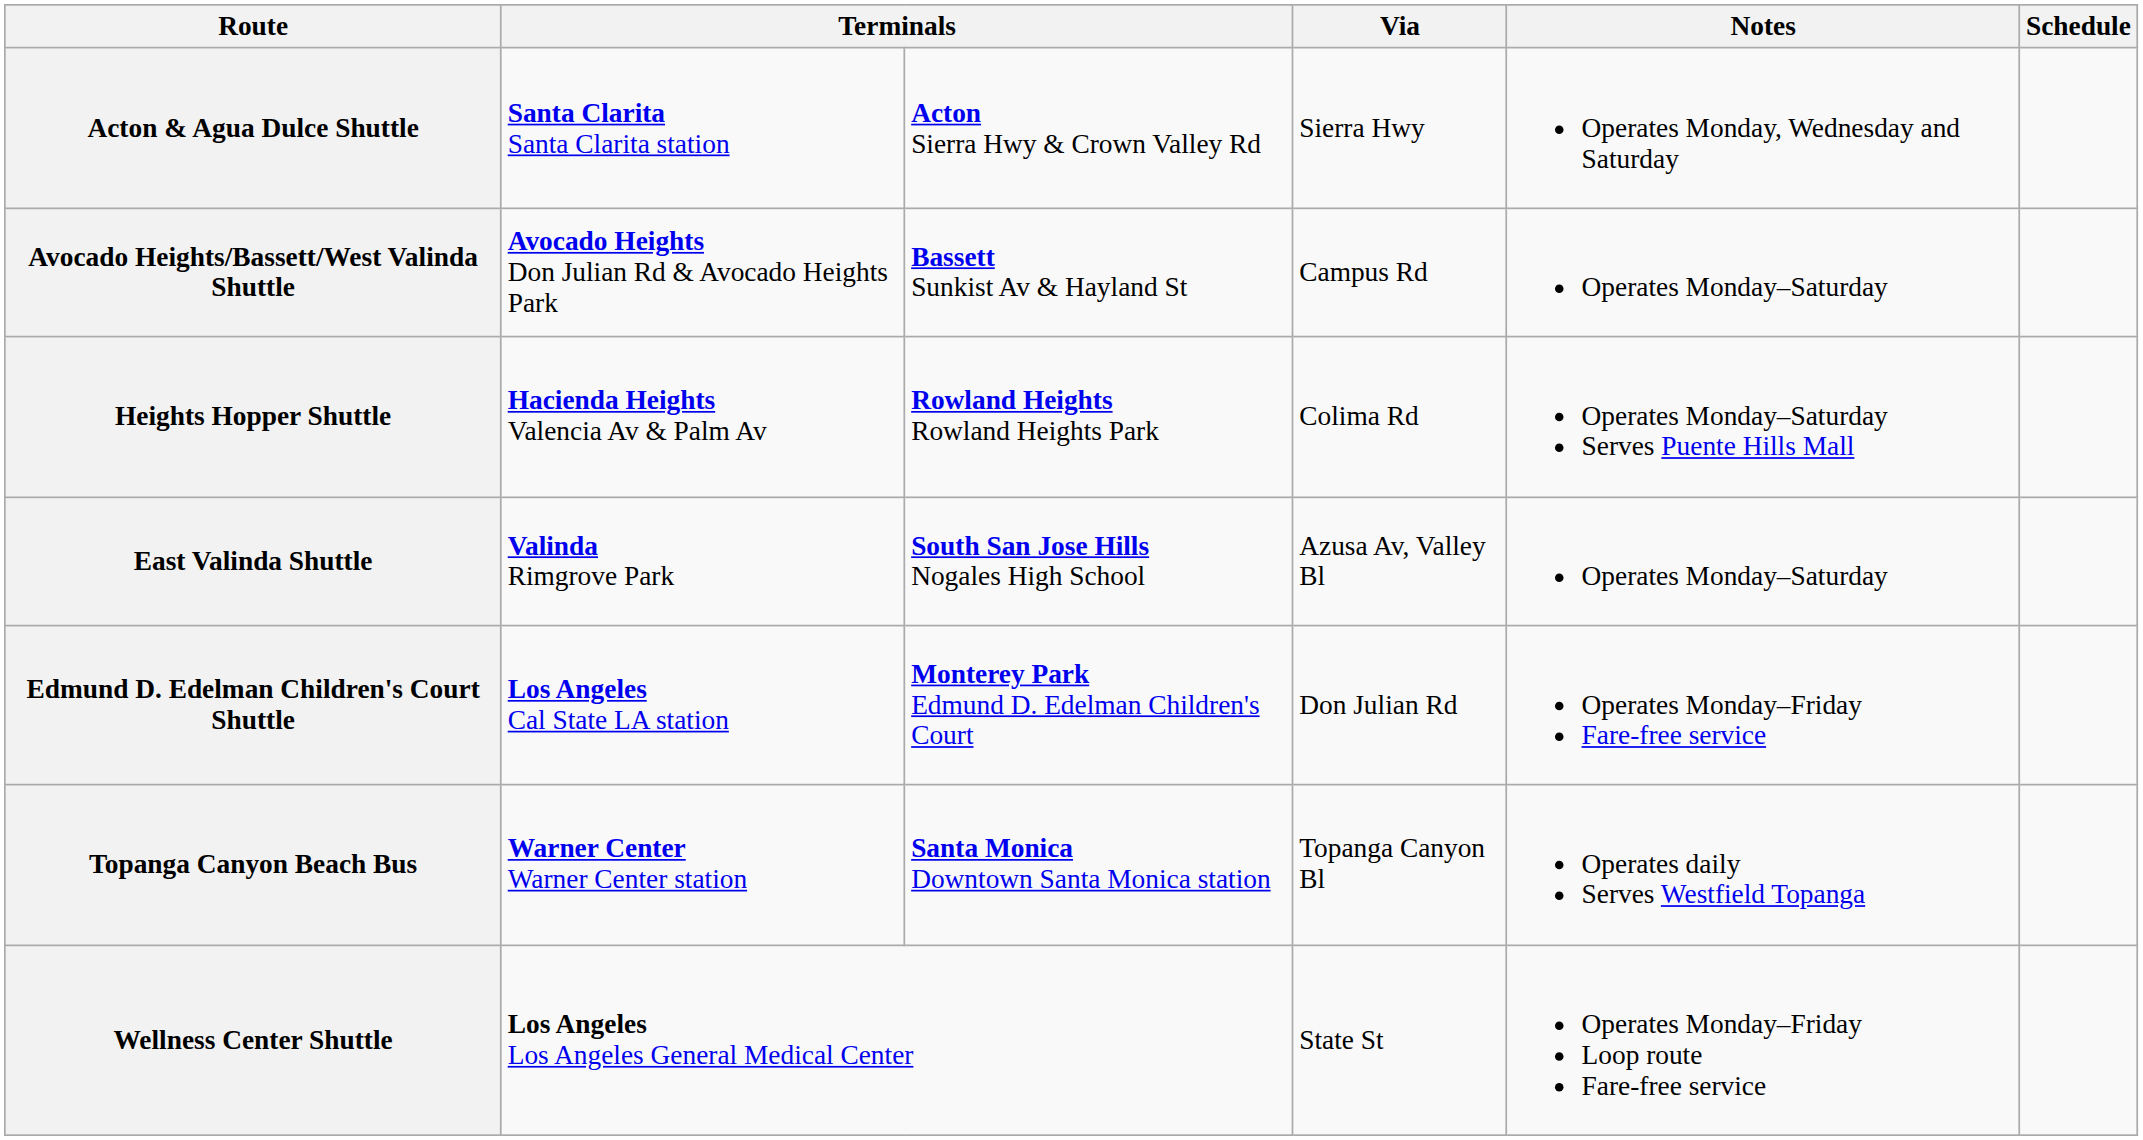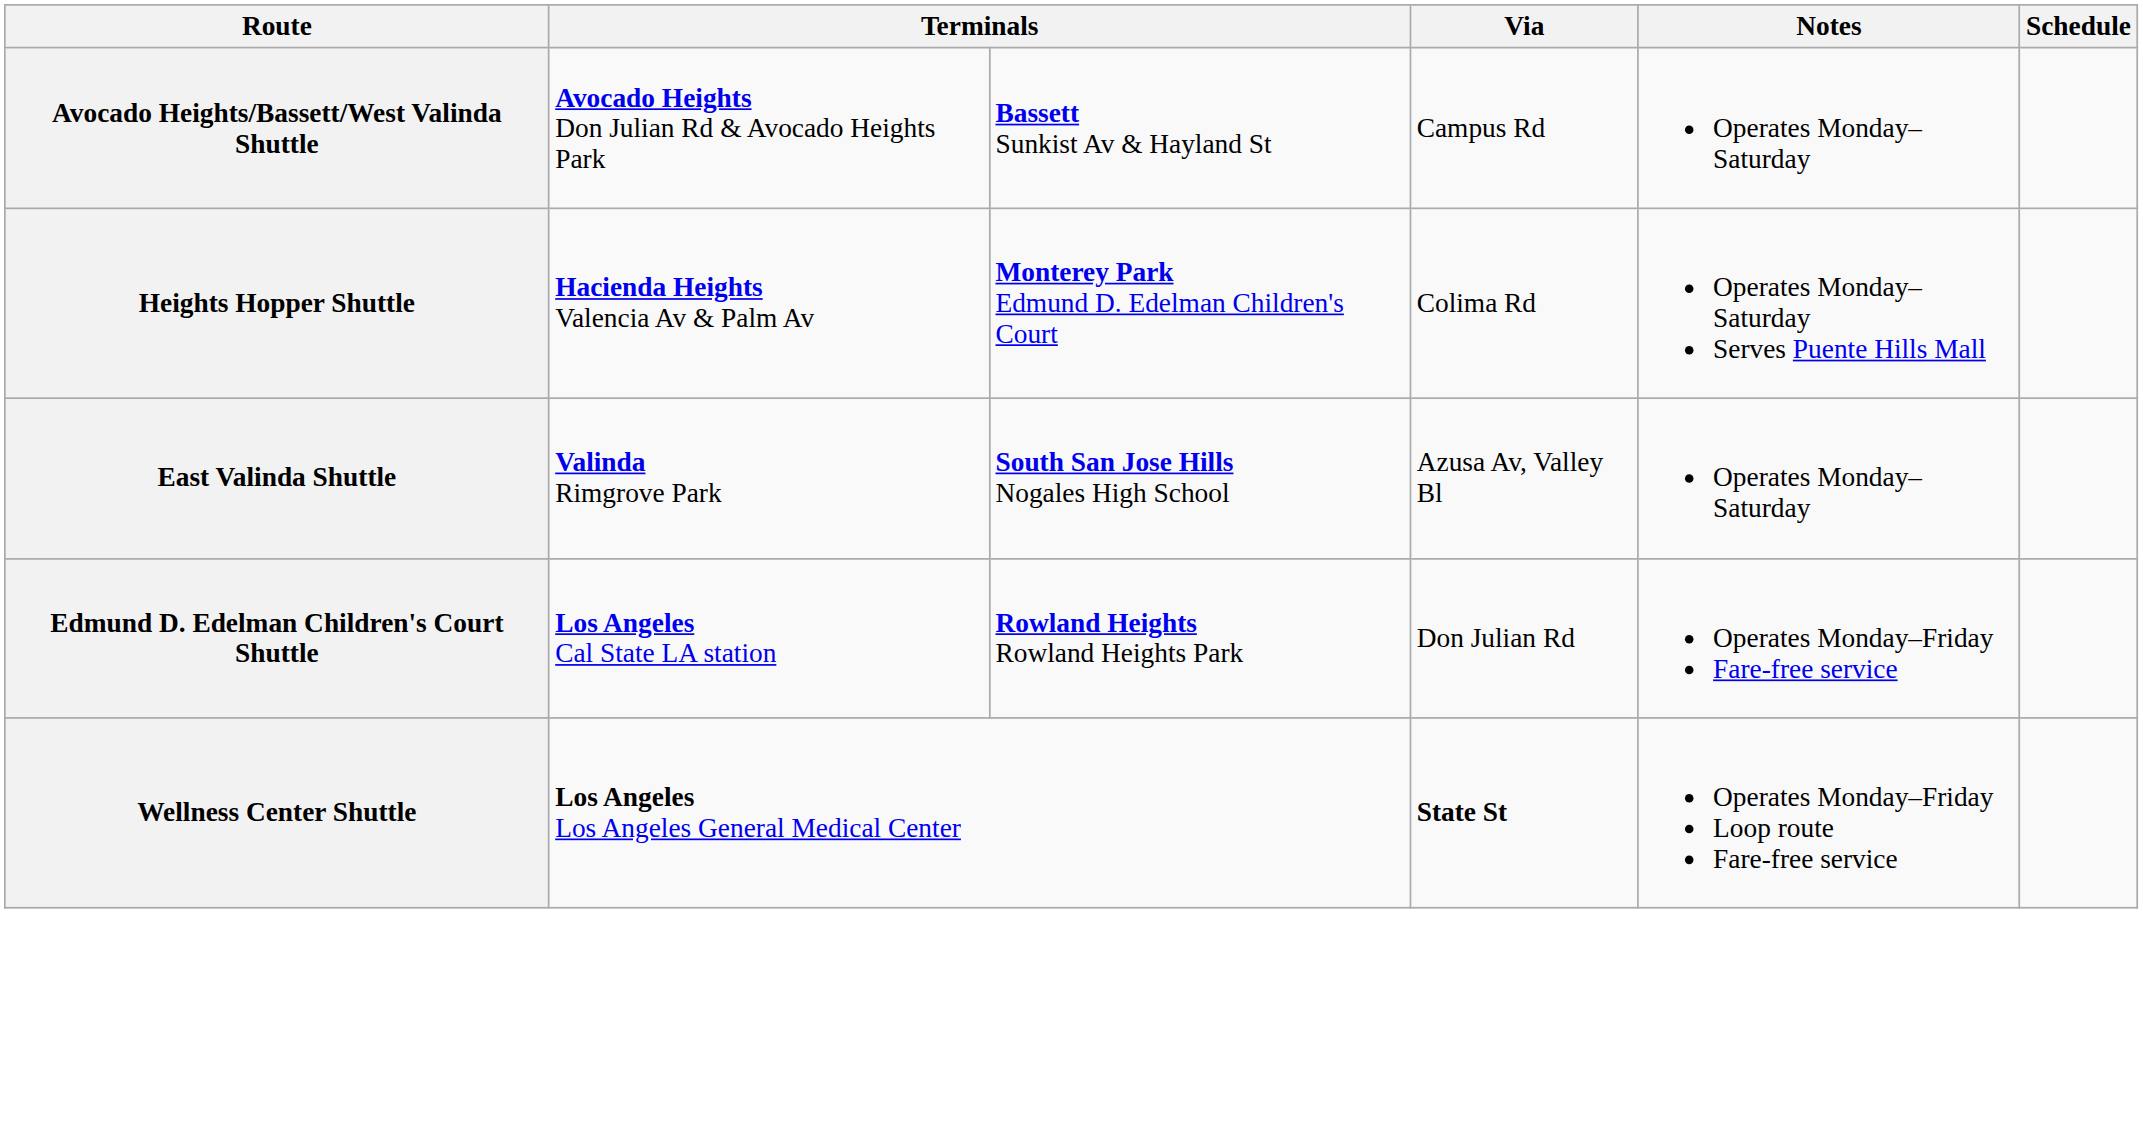- row: (253, 127)
(1035, 416) Rowland Heights Rowland Heights Park -> (1170, 302) Monterey Park Edmund D. Edelman Children's Court
(1085, 704) Monterey Park Edmund D. Edelman Children's Court -> (1119, 637) Rowland Heights Rowland Heights Park
- row: (253, 864)
(1341, 1039) normal -> (1462, 812) bold
